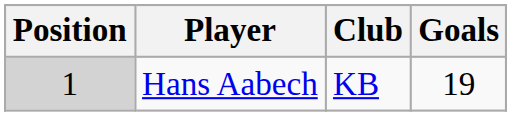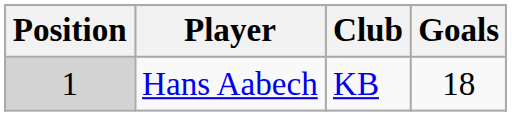(459, 83) 19 -> (459, 83) 18
